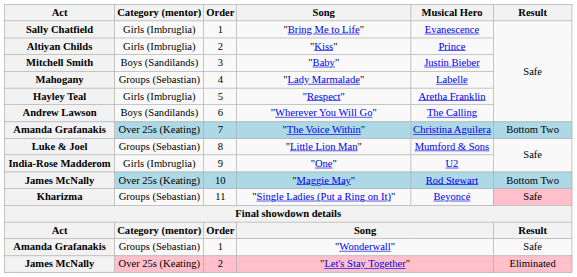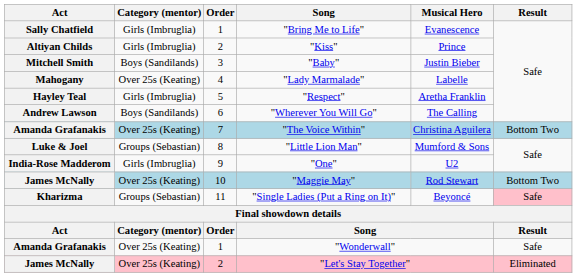(159, 79) Groups (Sebastian) -> (159, 79) Over 25s (Keating)
(159, 247) Groups (Sebastian) -> (159, 247) Over 25s (Keating)
